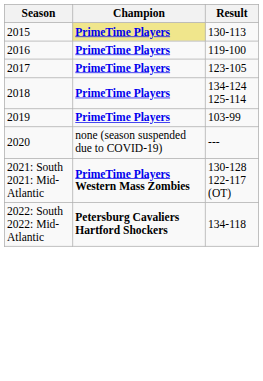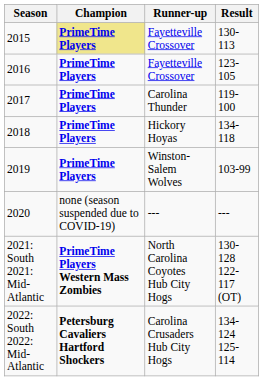+ column: (180, 13)
(227, 50) 119-100 -> (229, 69) 123-105
(227, 68) 123-105 -> (228, 100) 119-100
(227, 93) 134-124 125-114 -> (229, 132) 134-118
(227, 224) 134-118 -> (229, 341) 134-124 125-114
